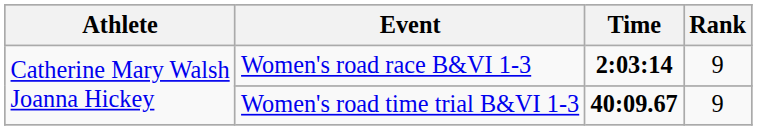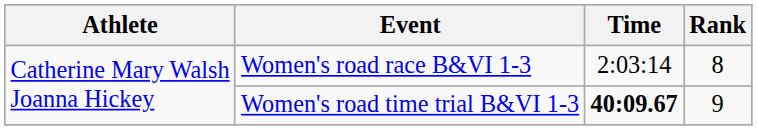(634, 65) bold -> (634, 65) normal
(718, 65) 9 -> (718, 65) 8
